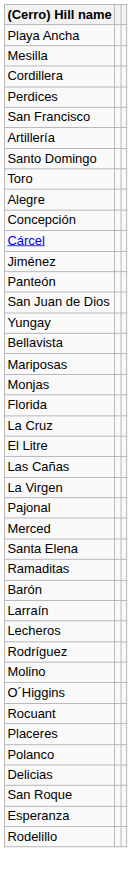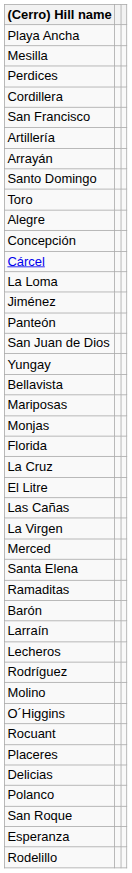rows swapped: (33, 96) <-> (35, 76)
+ row: (30, 158)
+ row: (33, 281)
- row: (29, 508)
rows swapped: (31, 754) <-> (30, 775)
